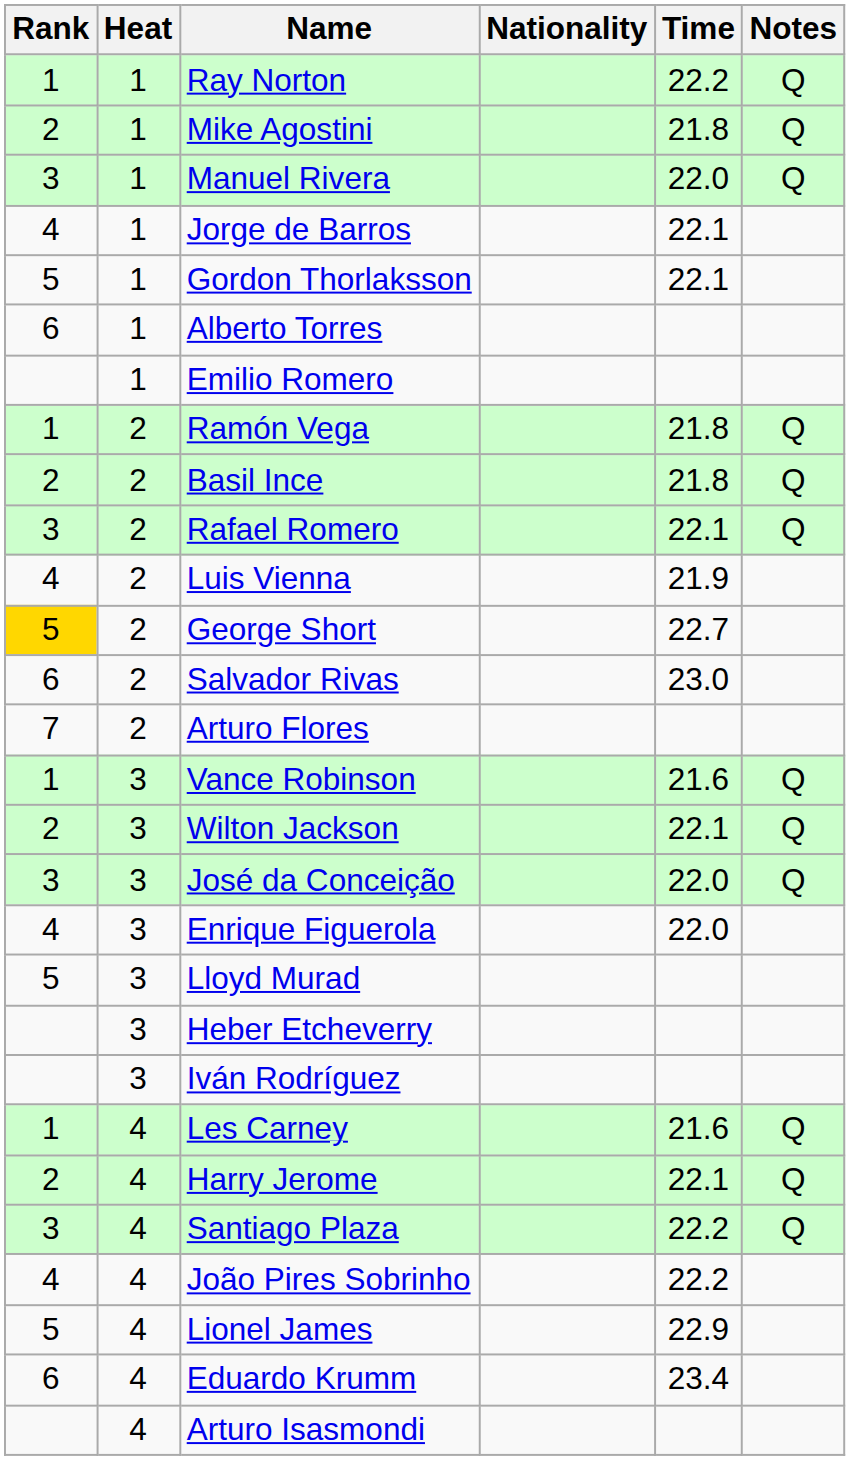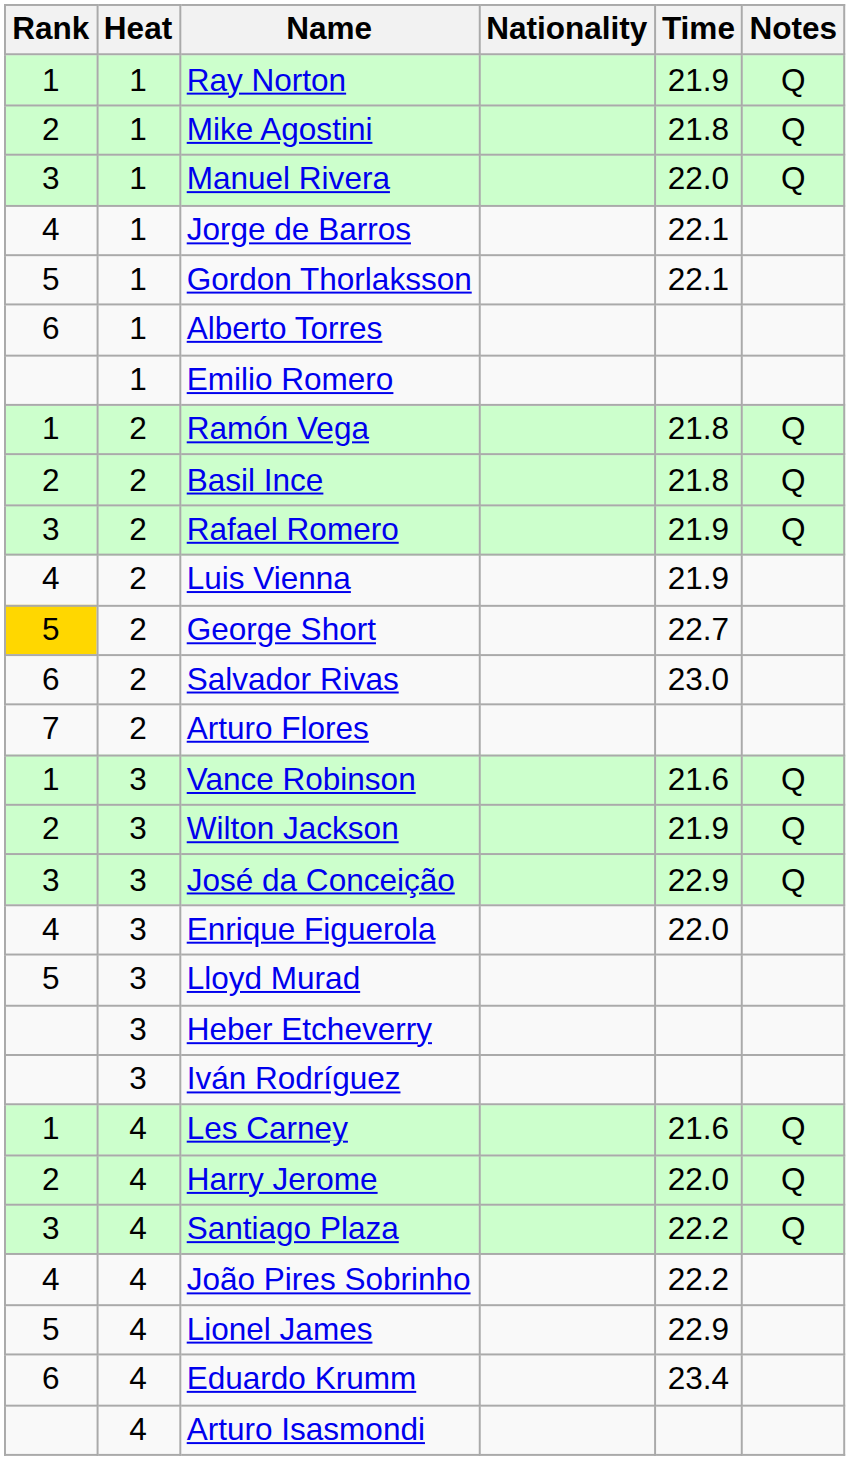(698, 79) 22.2 -> (698, 79) 21.9
(698, 529) 22.1 -> (698, 529) 21.9
(698, 829) 22.1 -> (698, 829) 21.9
(698, 879) 22.0 -> (698, 879) 22.9
(698, 1179) 22.1 -> (698, 1179) 22.0
